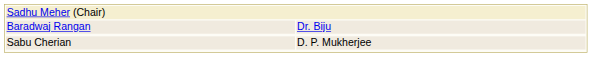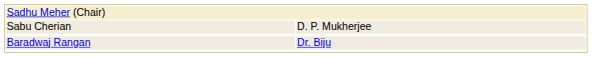rows swapped: (39, 43) <-> (49, 27)
